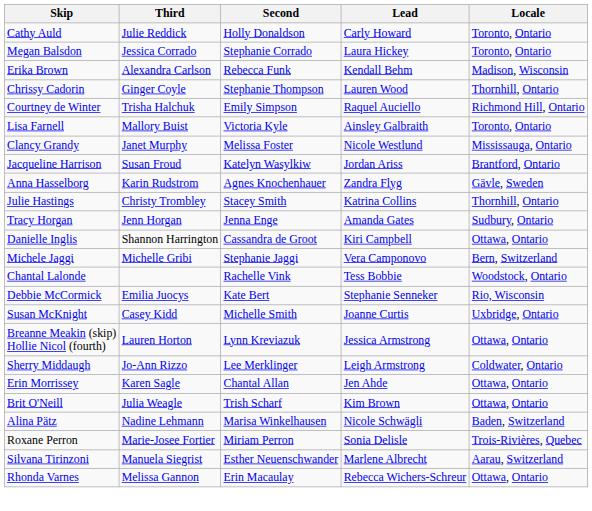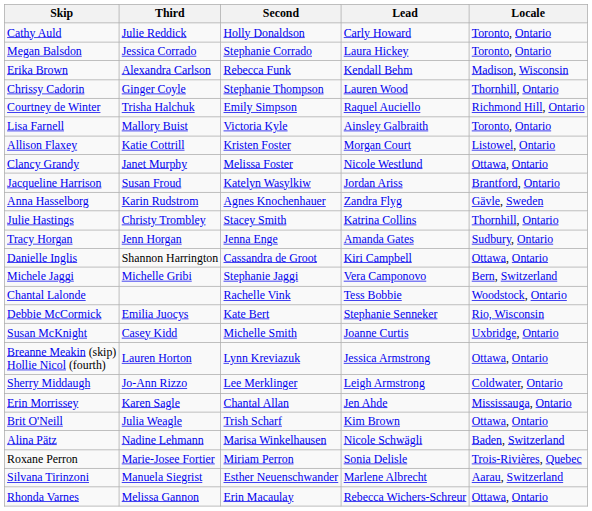+ row: (42, 145)
(522, 145) Mississauga, Ontario -> (510, 164) Ottawa, Ontario
(510, 383) Ottawa, Ontario -> (522, 402) Mississauga, Ontario
